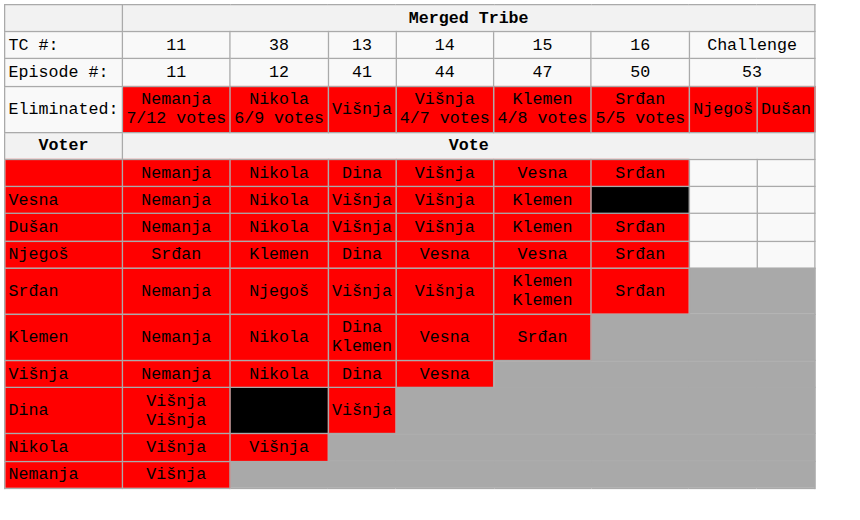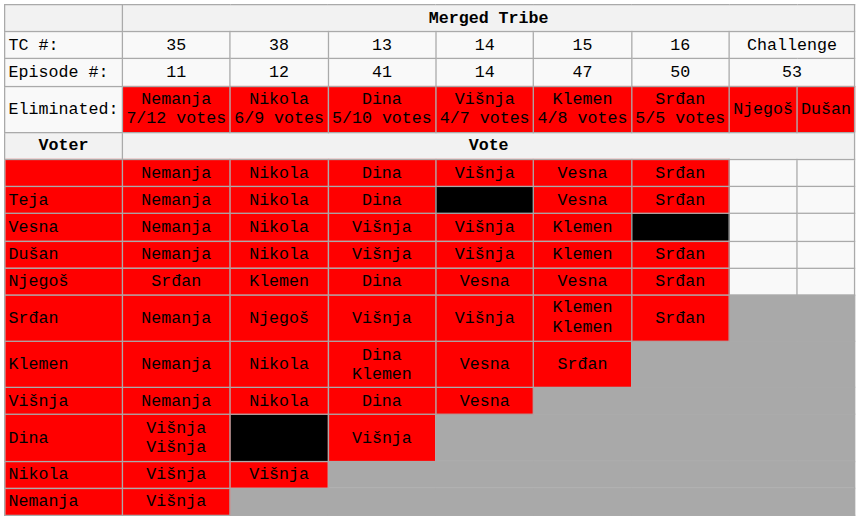(176, 45) 11 -> (176, 45) 35
(445, 72) 44 -> (485, 72) 14
(362, 109) Višnja -> (382, 109) Dina 5/10 votes
+ row: (29, 200)
